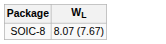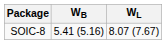+ column: (79, 14)
